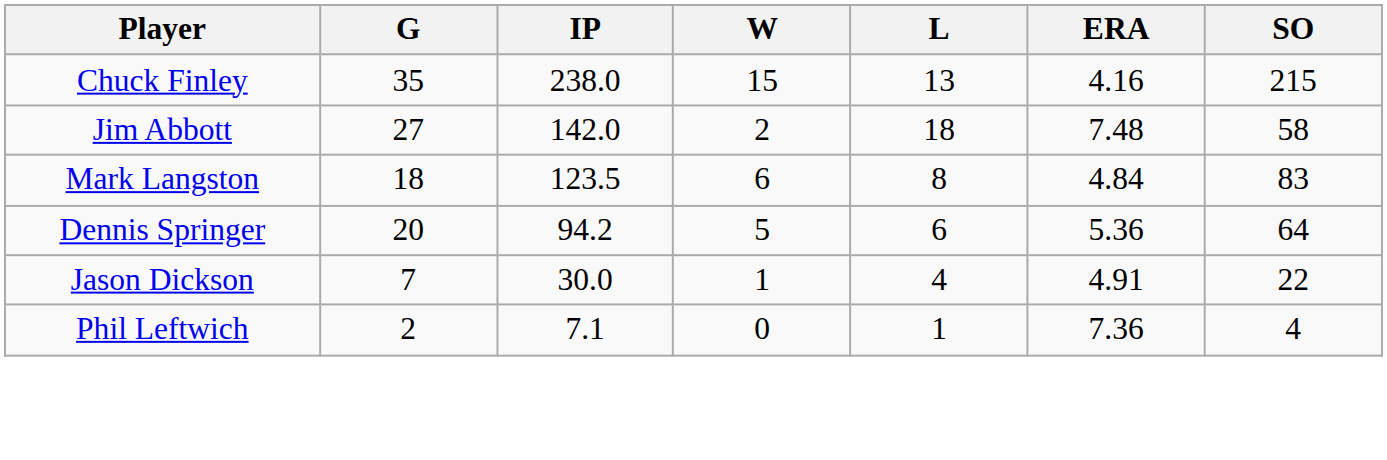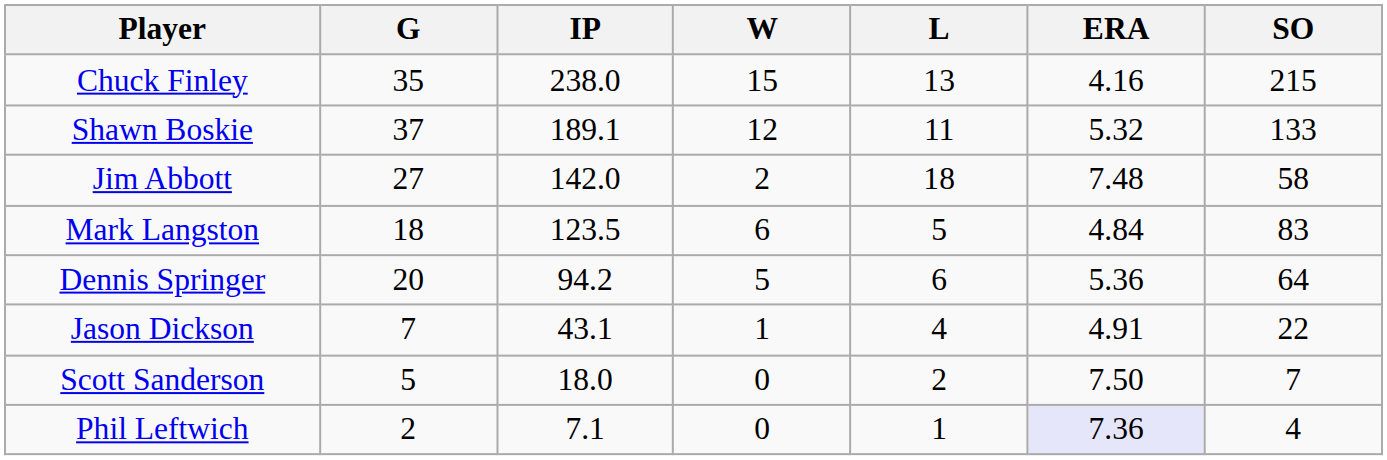+ row: (162, 129)
(939, 179) 8 -> (939, 229) 5
(585, 279) 30.0 -> (585, 329) 43.1
+ row: (162, 379)
(1116, 329) no background -> (1116, 429) lavender background
